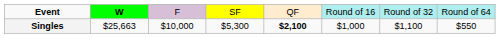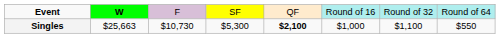(177, 26) $10,000 -> (177, 26) $10,730
